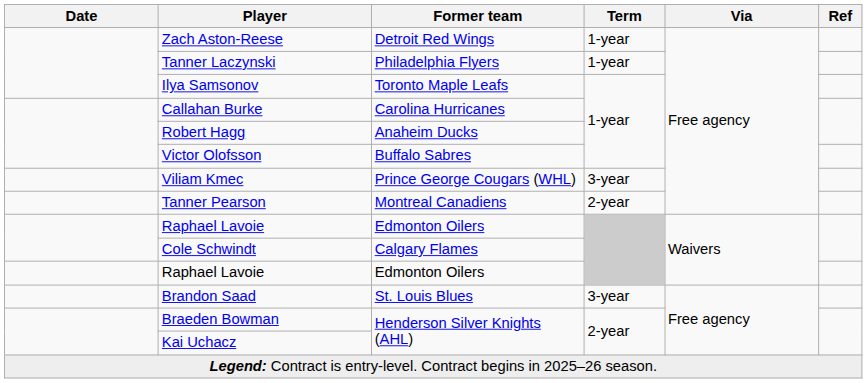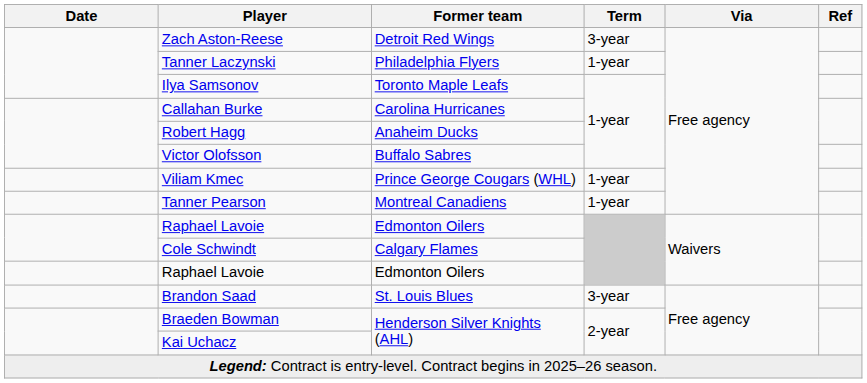(608, 39) 1-year -> (608, 39) 3-year
(608, 179) 3-year -> (608, 179) 1-year
(608, 202) 2-year -> (608, 202) 1-year
